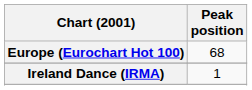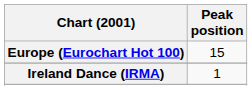(217, 52) 68 -> (217, 52) 15
